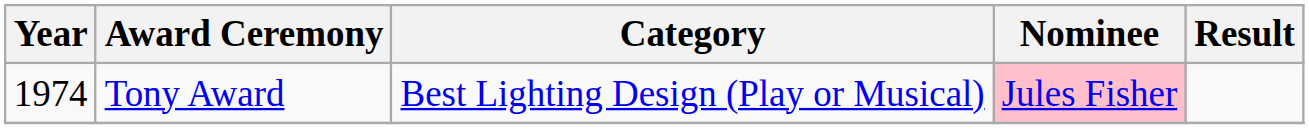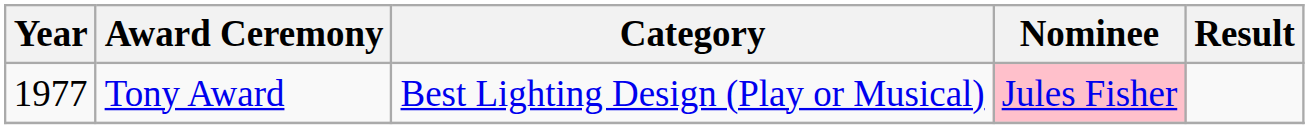(51, 92) 1974 -> (51, 92) 1977
